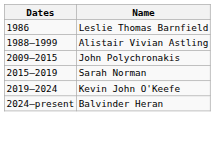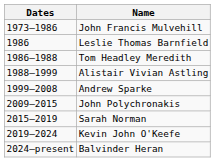+ row: (141, 27)
+ row: (135, 58)
+ row: (115, 88)
